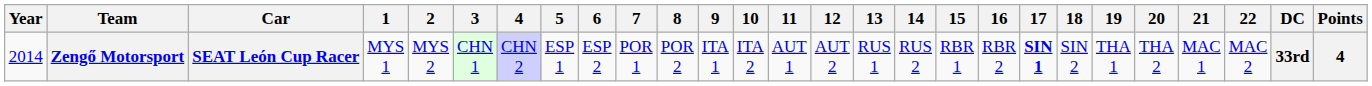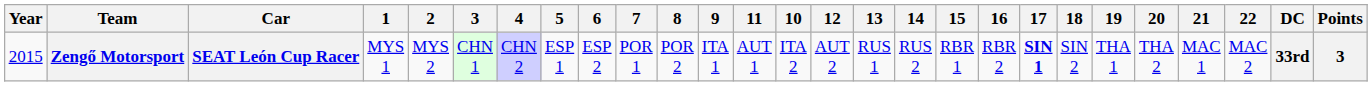columns swapped: (750, 18) <-> (789, 18)
(26, 56) 2014 -> (26, 56) 2015
(1340, 56) 4 -> (1340, 56) 3
